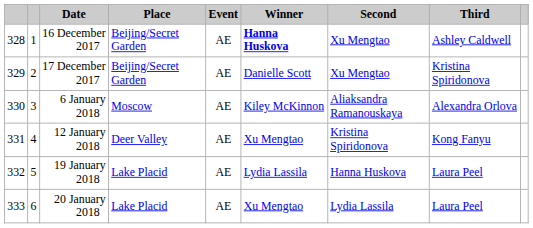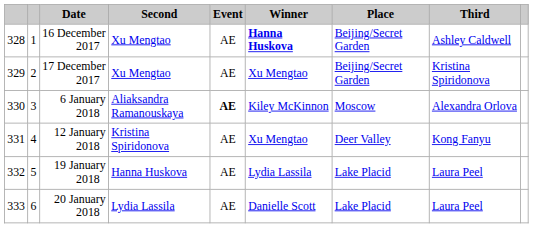columns swapped: (157, 13) <-> (378, 13)
(277, 73) Danielle Scott -> (278, 73) Xu Mengtao
(223, 106) normal -> (228, 106) bold
(273, 205) Xu Mengtao -> (282, 205) Danielle Scott
